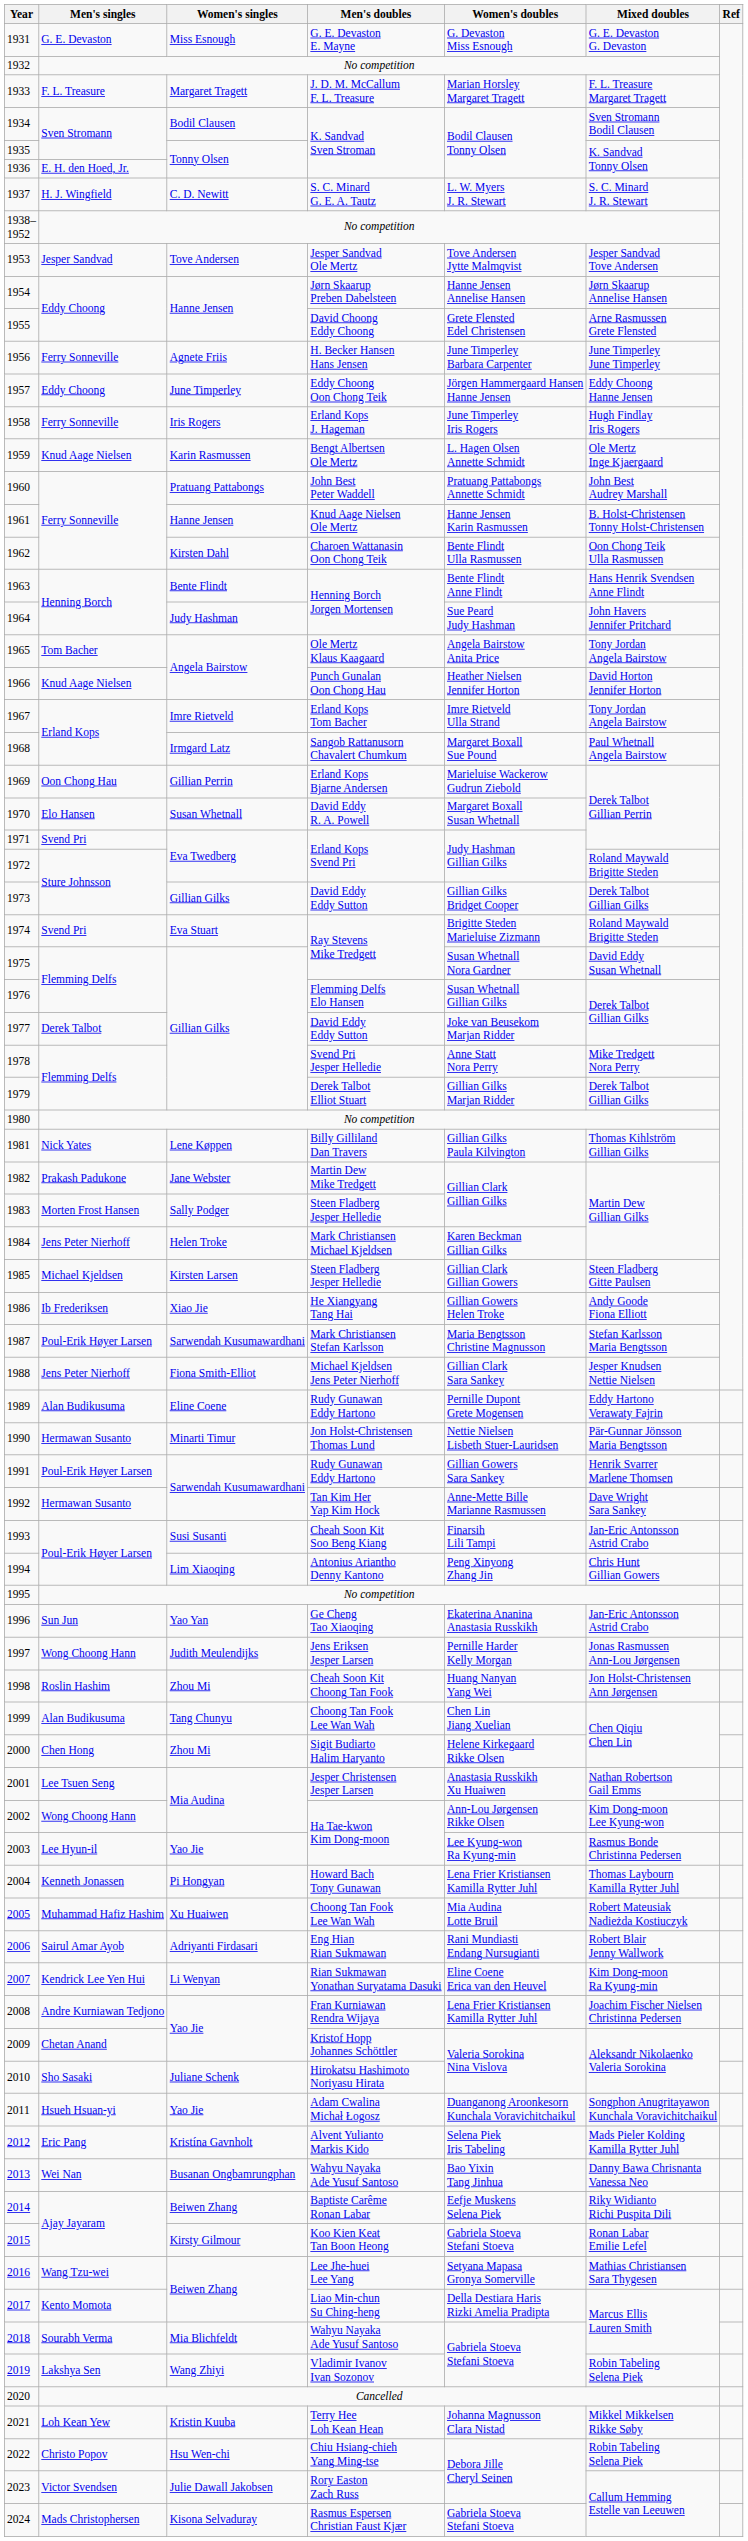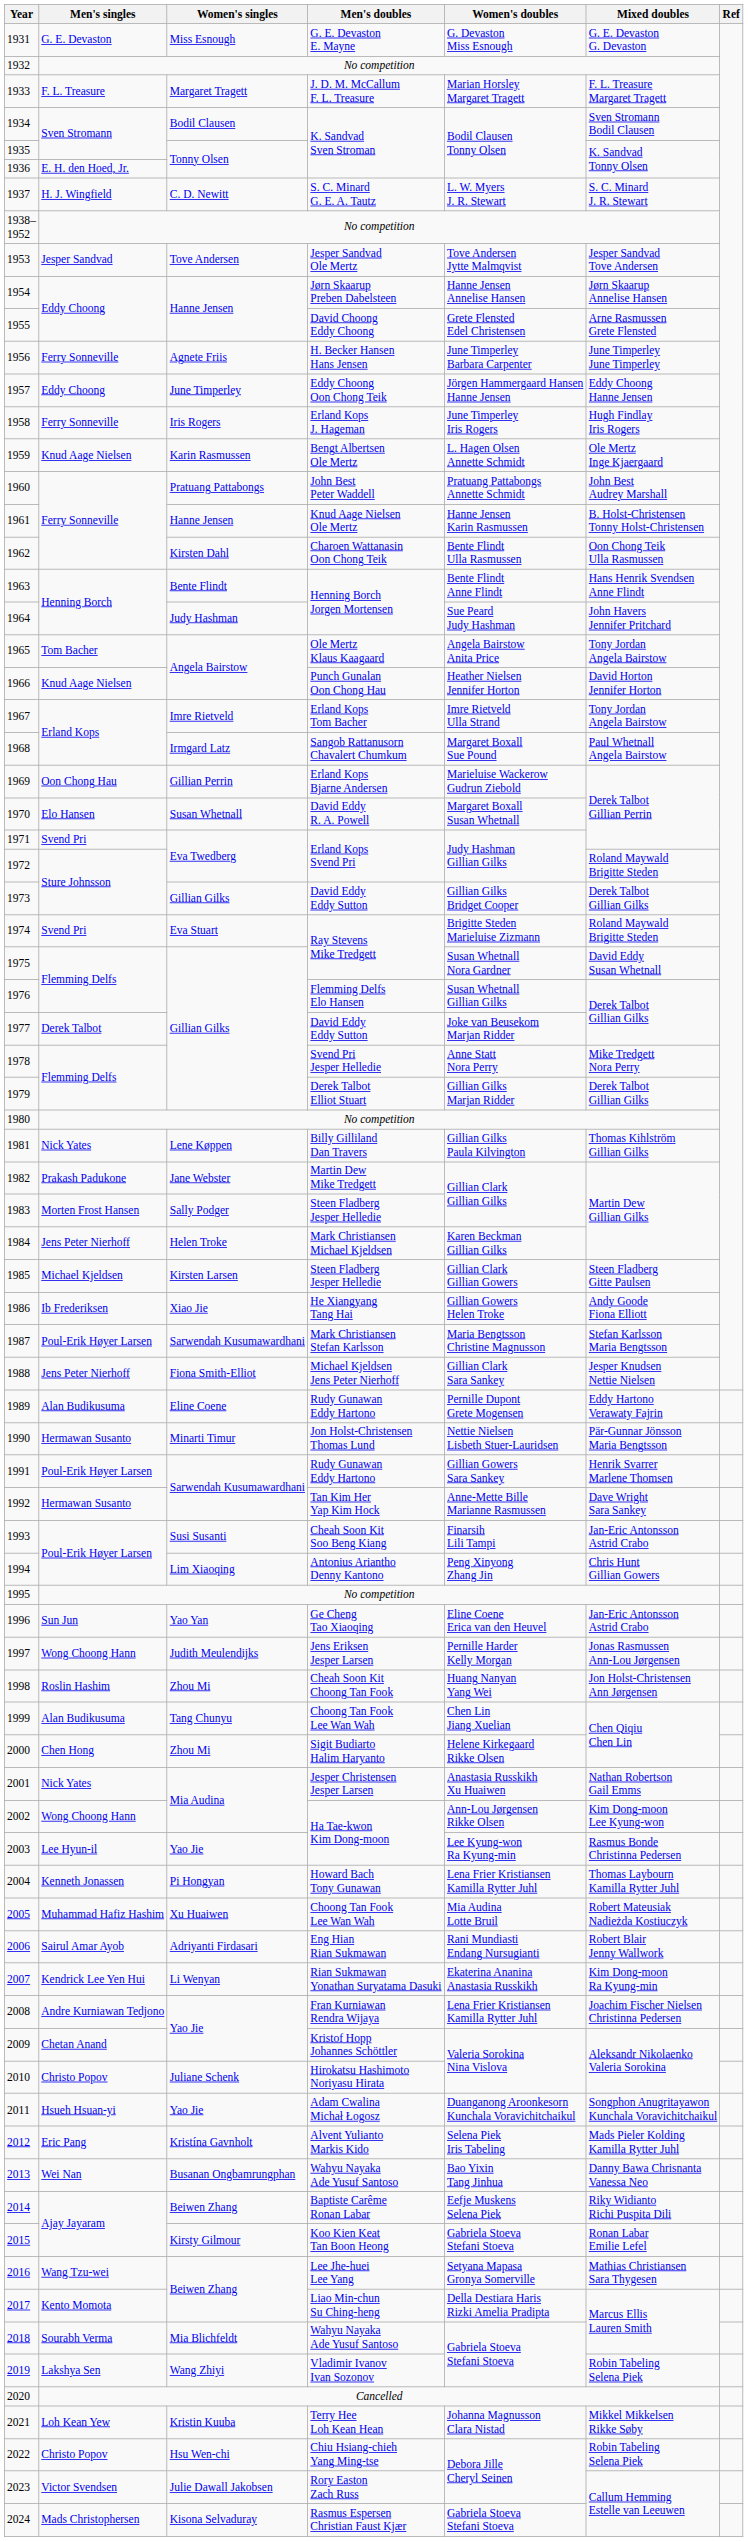(492, 1621) Ekaterina Ananina Anastasia Russkikh -> (497, 1621) Eline Coene Erica van den Heuvel
(78, 1784) Lee Tsuen Seng -> (66, 1784) Nick Yates
(497, 1979) Eline Coene Erica van den Heuvel -> (492, 1979) Ekaterina Ananina Anastasia Russkikh
(67, 2077) Sho Sasaki -> (74, 2077) Christo Popov
